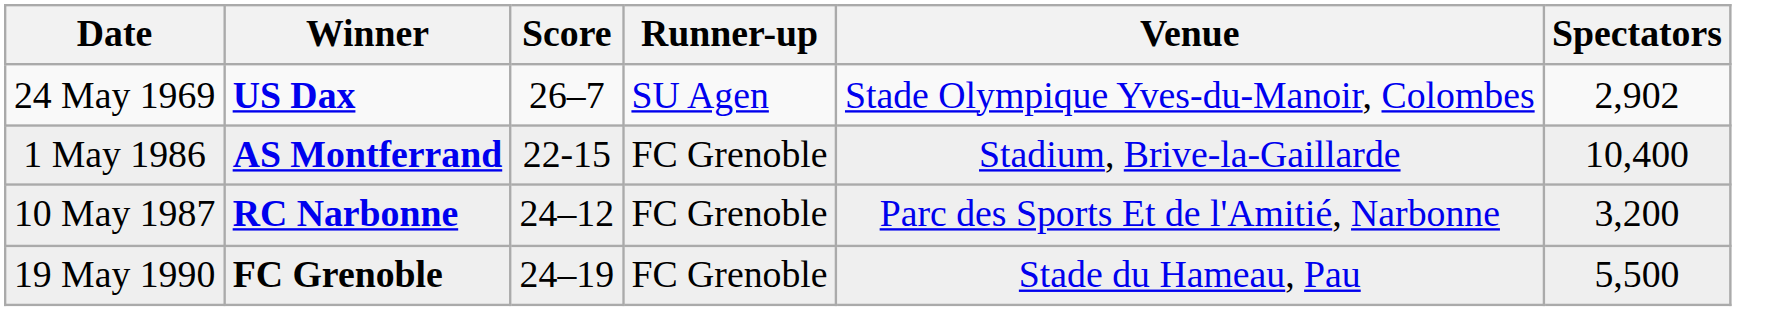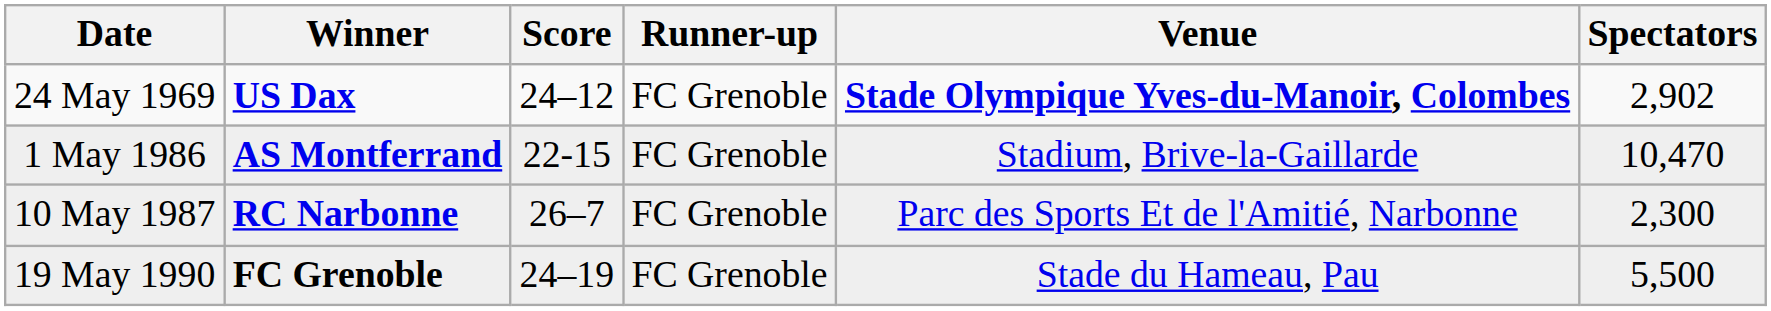(567, 94) 26–7 -> (567, 94) 24–12
(700, 94) SU Agen -> (729, 94) FC Grenoble
(1190, 94) normal -> (1208, 94) bold
(1637, 154) 10,400 -> (1673, 154) 10,470
(567, 214) 24–12 -> (567, 214) 26–7
(1637, 214) 3,200 -> (1673, 214) 2,300
